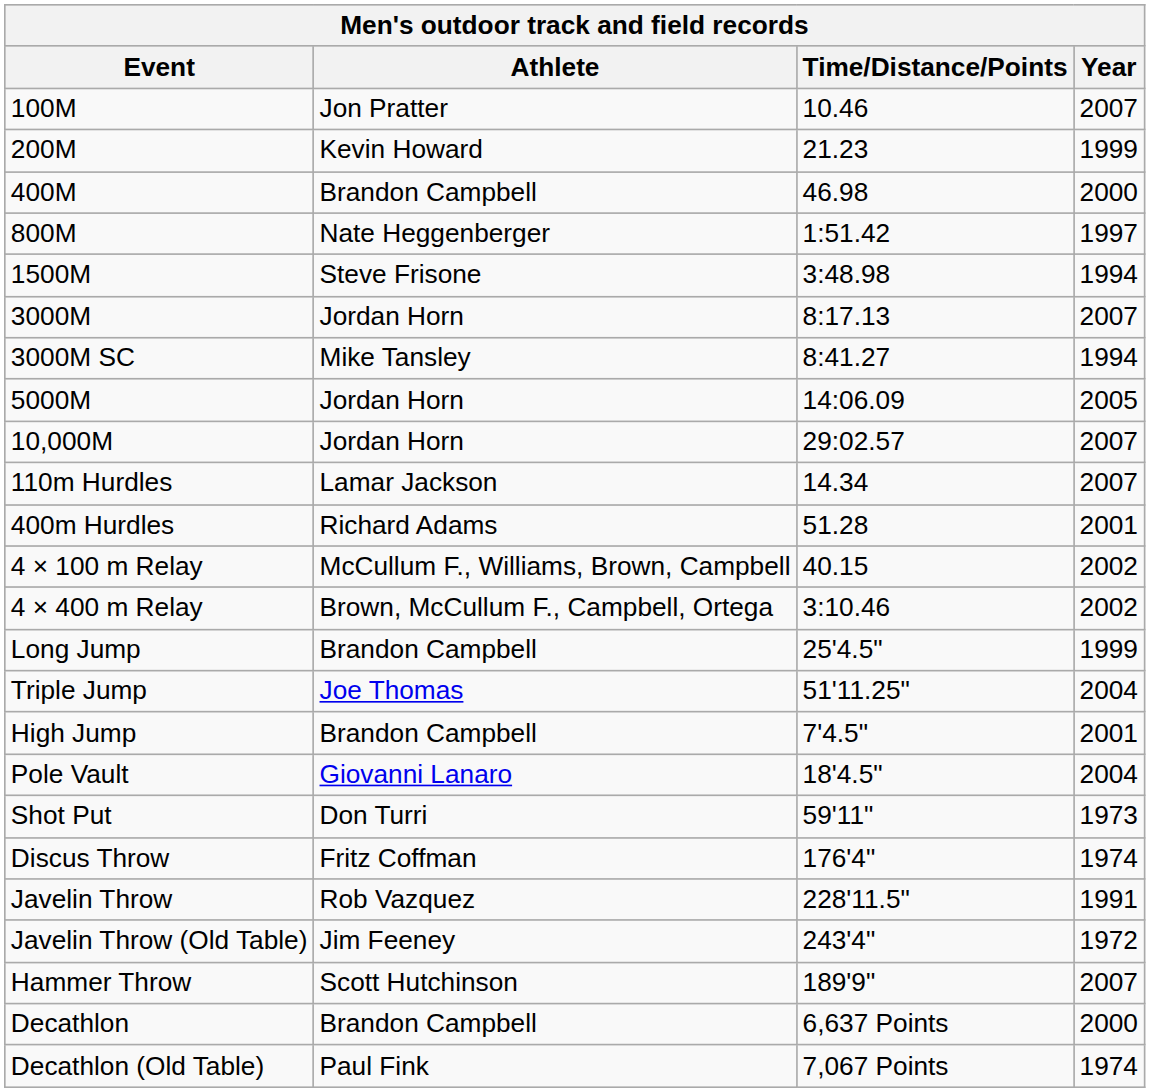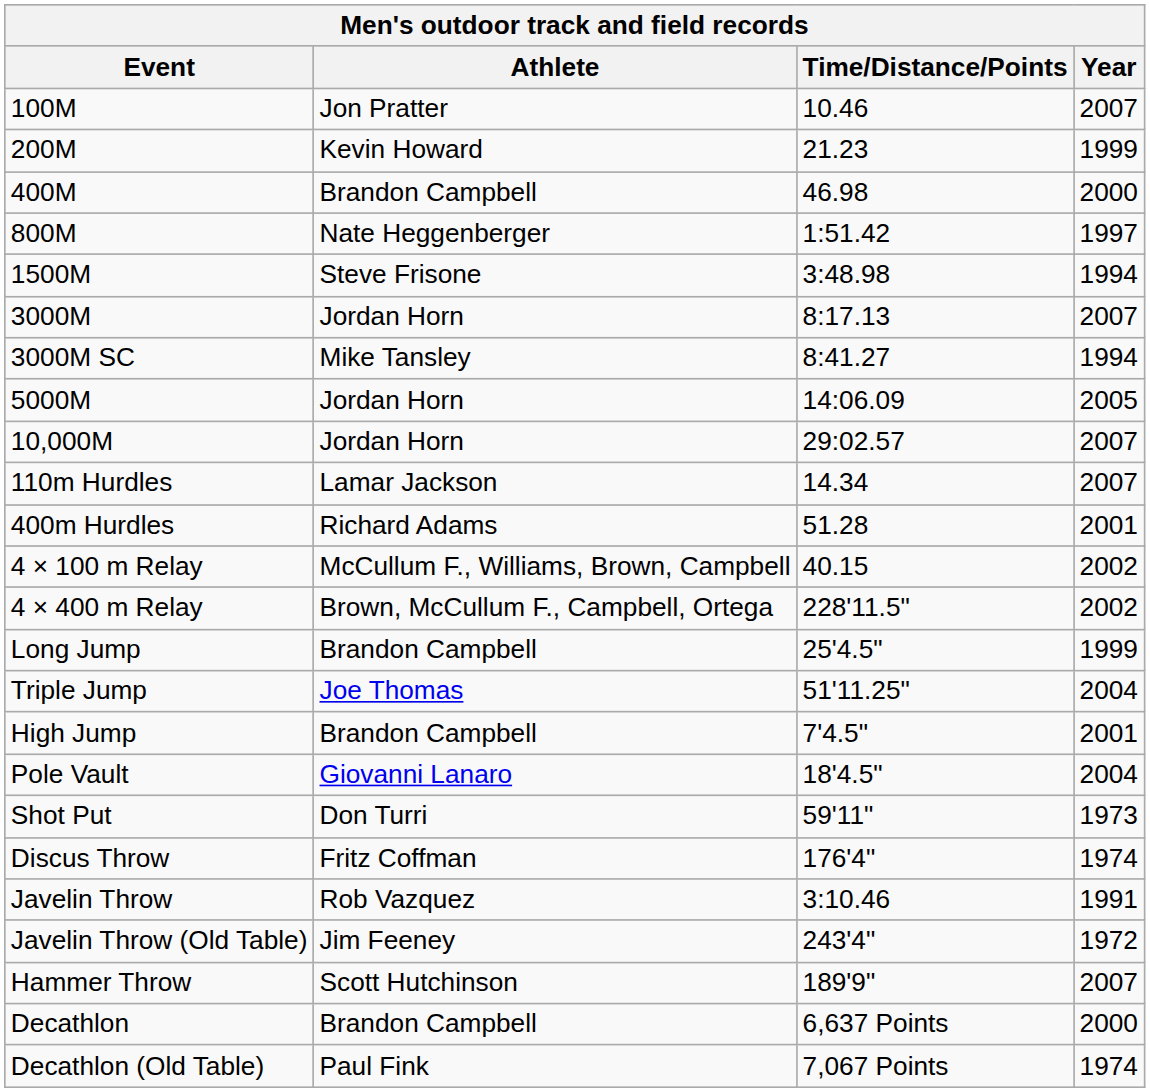(846, 607) 3:10.46 -> (856, 607) 228'11.5"
(856, 899) 228'11.5" -> (846, 899) 3:10.46
